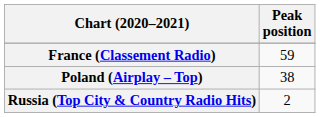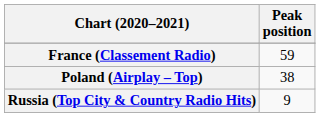(287, 100) 2 -> (287, 100) 9
